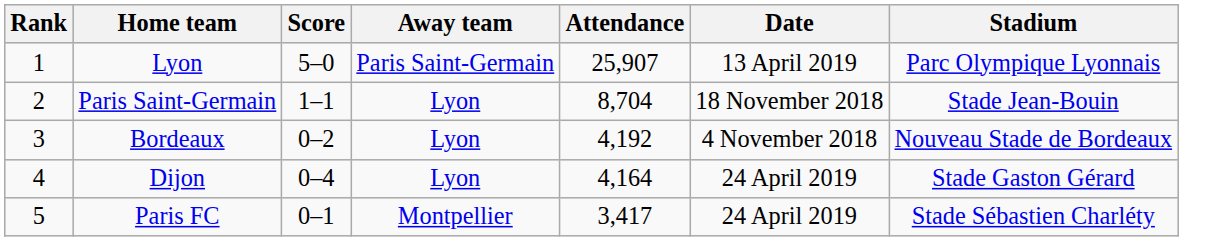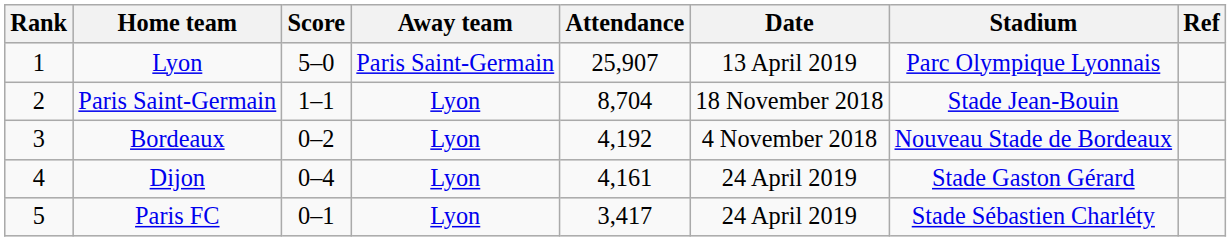+ column: (1202, 23)
(625, 178) 4,164 -> (625, 178) 4,161
(455, 216) Montpellier -> (455, 216) Lyon
